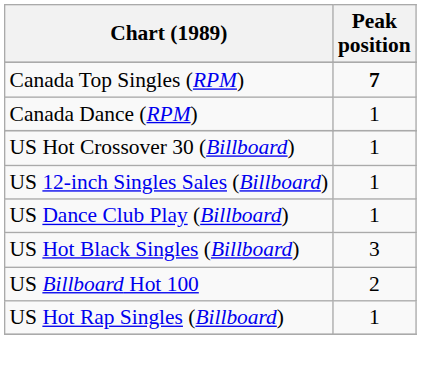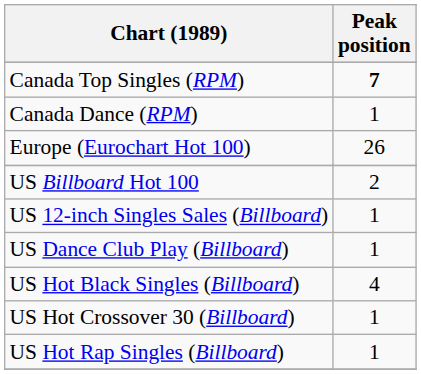+ row: (130, 147)
rows swapped: (104, 283) <-> (152, 147)
(374, 249) 3 -> (374, 283) 4
